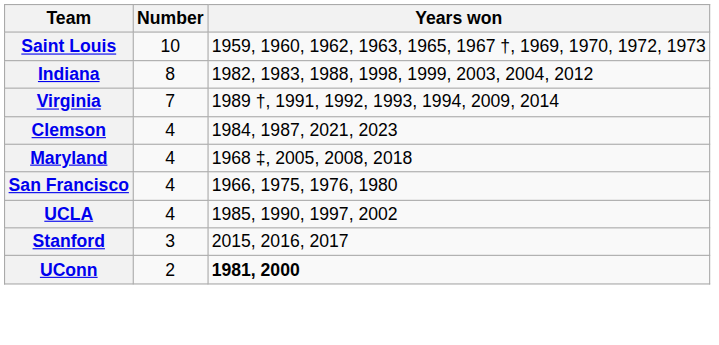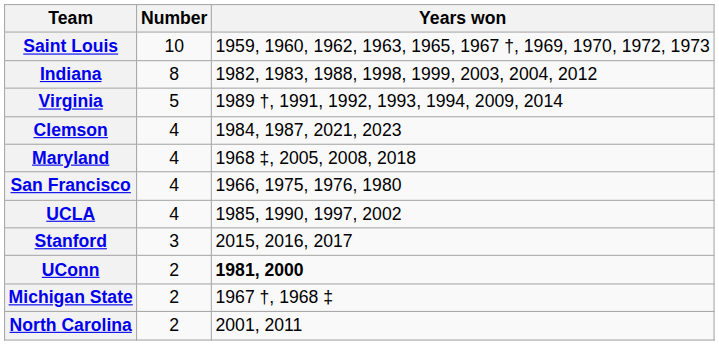(170, 102) 7 -> (174, 102) 5
+ row: (71, 297)
+ row: (71, 325)
